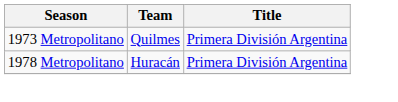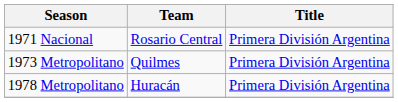+ row: (50, 39)
